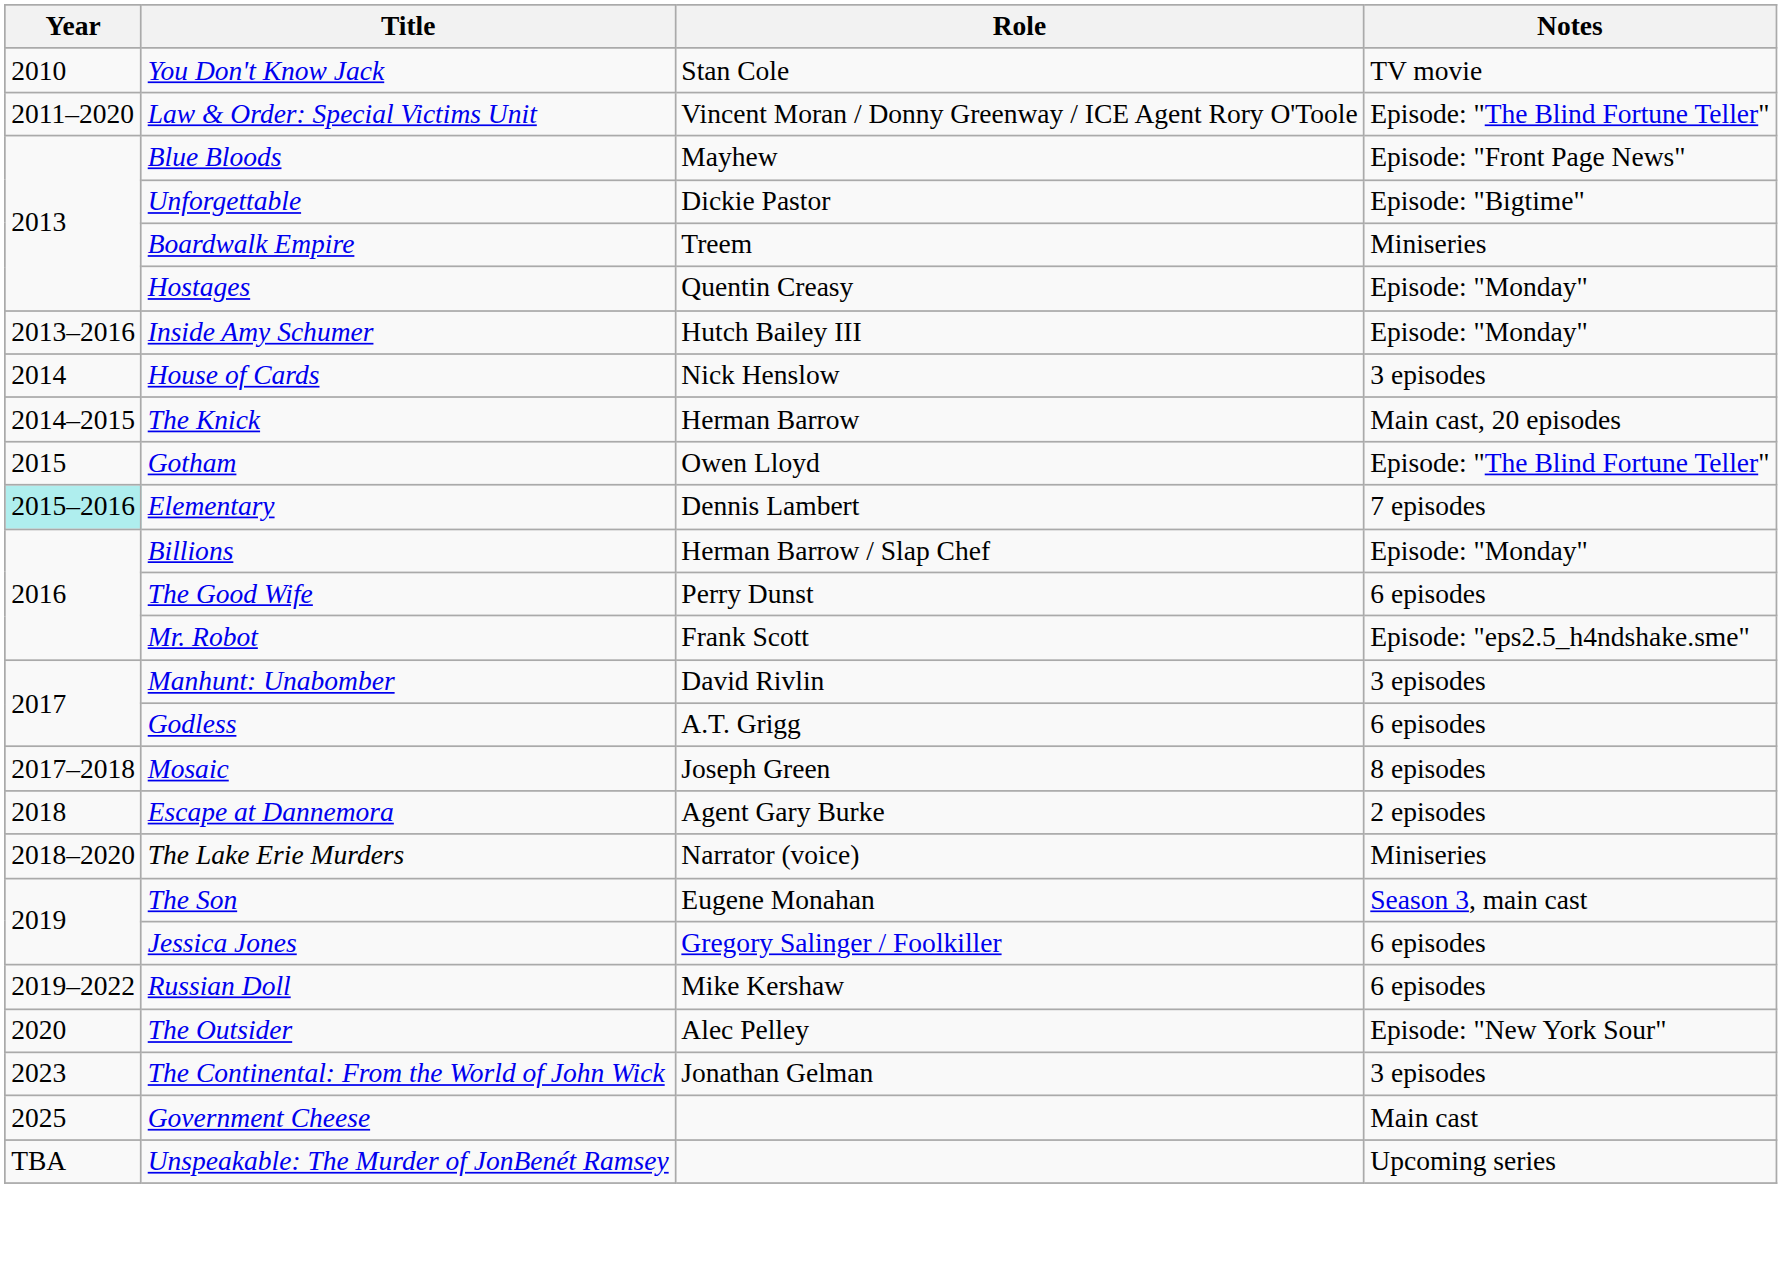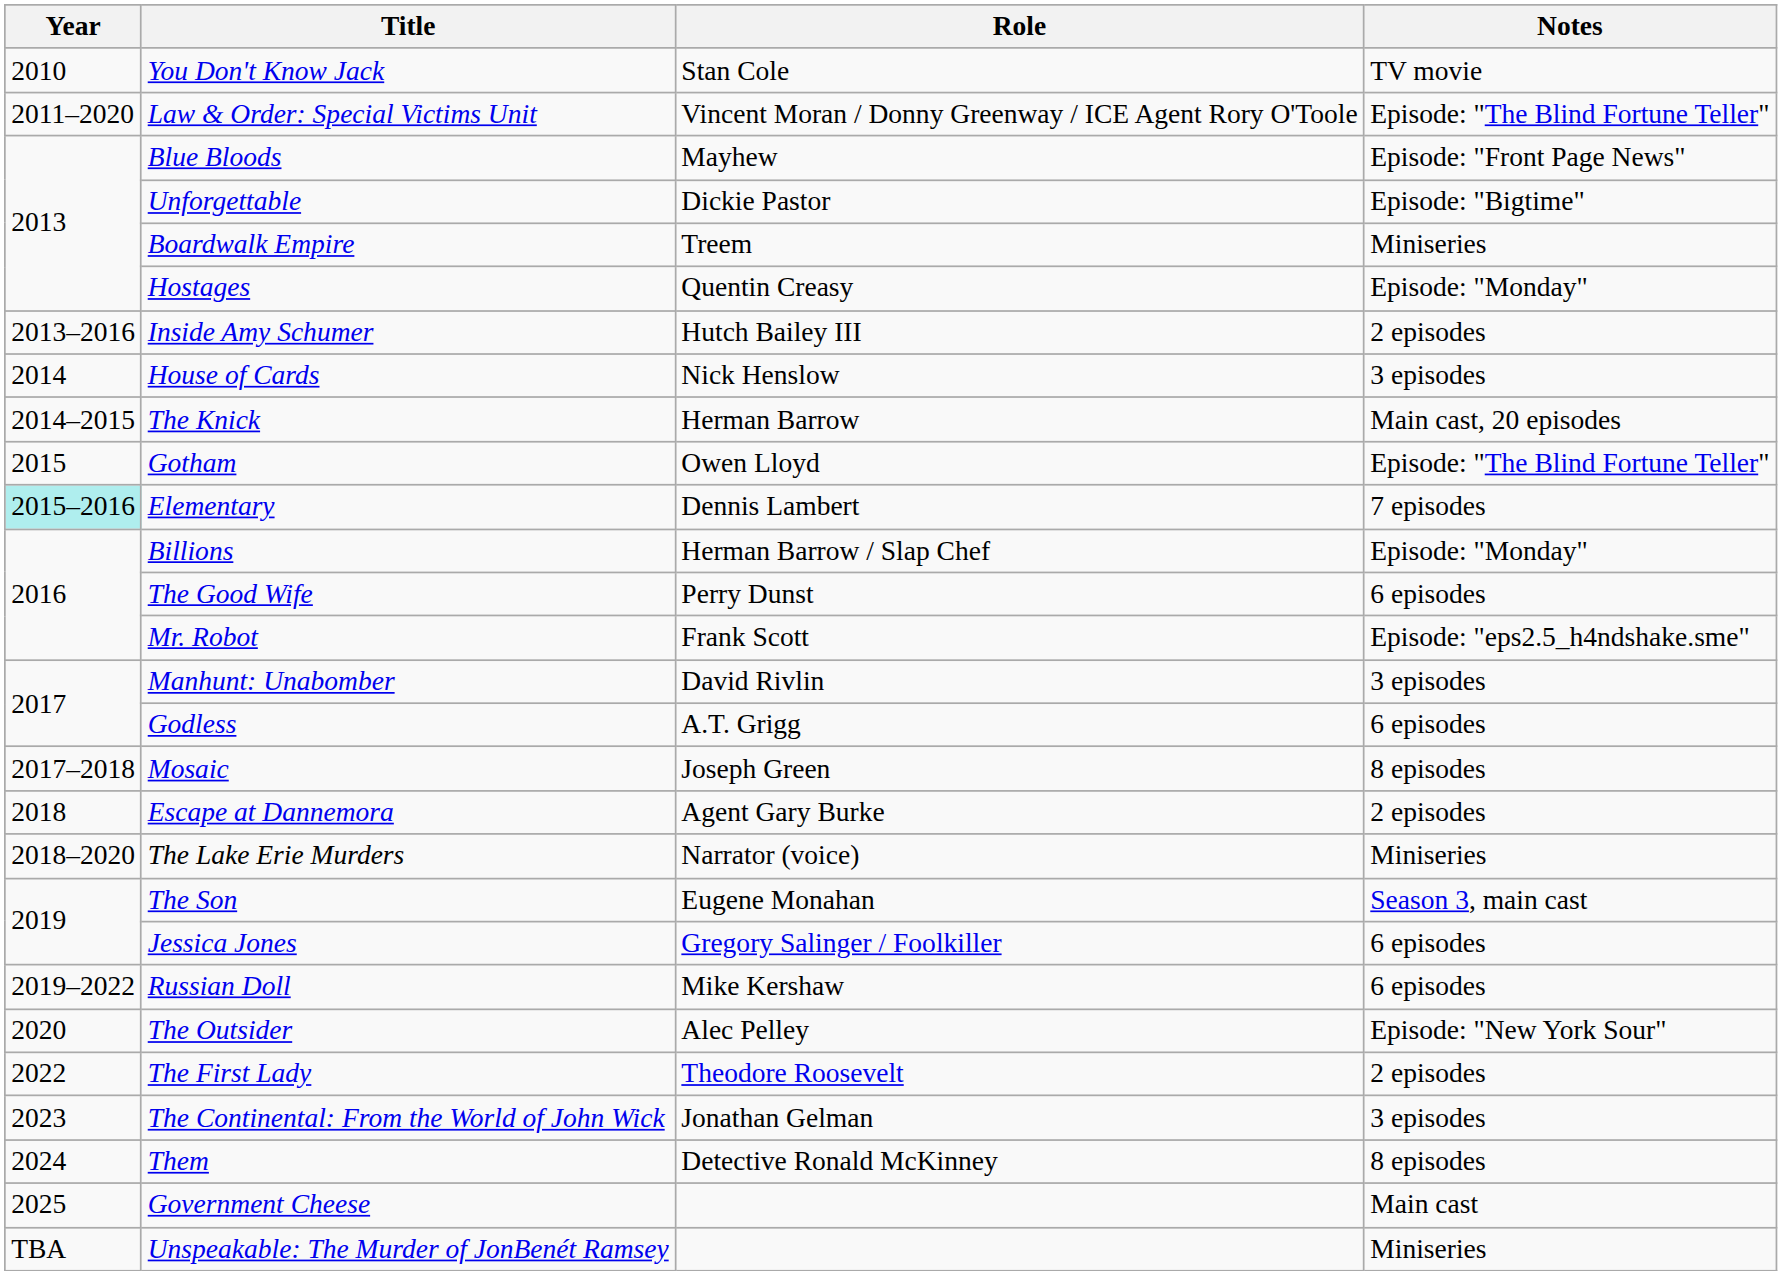(1479, 331) Episode: "Monday" -> (1428, 331) 2 episodes
+ row: (230, 1073)
+ row: (178, 1161)
(1463, 1161) Upcoming series -> (1428, 1248) Miniseries
